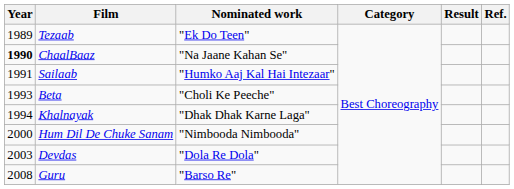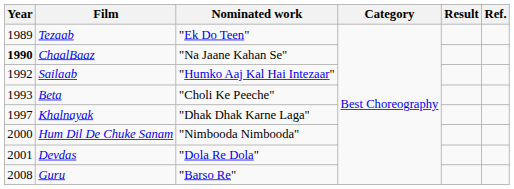(20, 74) 1991 -> (20, 74) 1992
(20, 114) 1994 -> (20, 114) 1997
(20, 154) 2003 -> (20, 154) 2001
